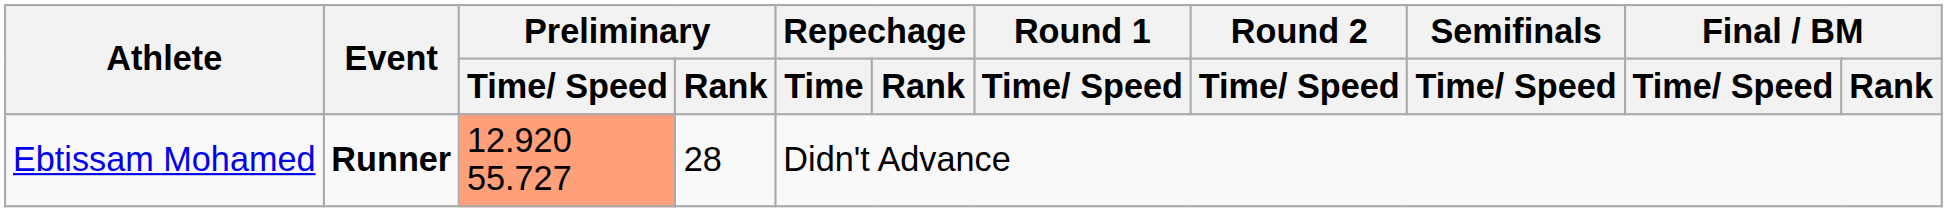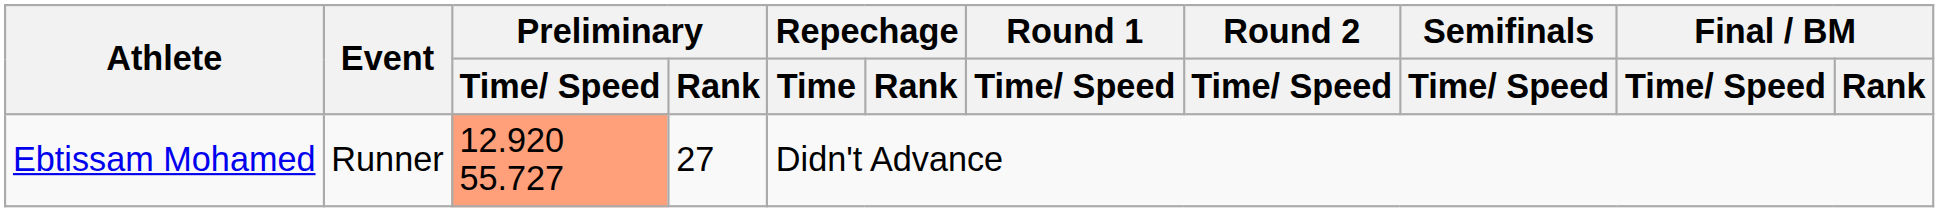(391, 159) bold -> (387, 159) normal
(703, 159) 28 -> (695, 159) 27
